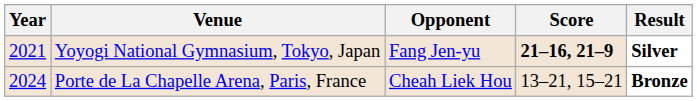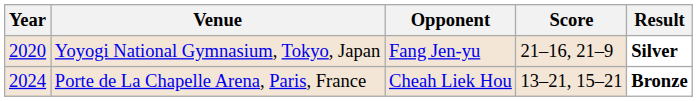(28, 50) 2021 -> (28, 50) 2020
(567, 50) bold -> (567, 50) normal
